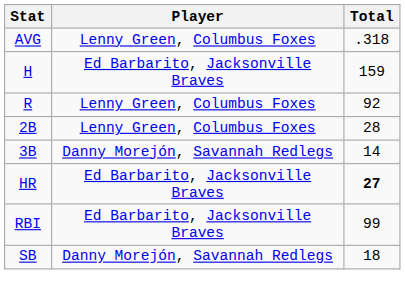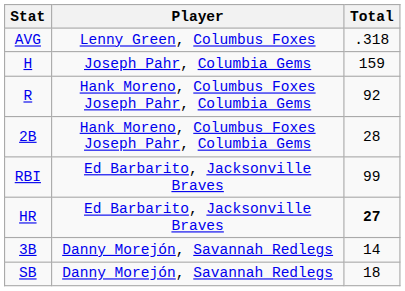(198, 72) Ed Barbarito, Jacksonville Braves -> (198, 64) Joseph Pahr, Columbia Gems
(198, 104) Lenny Green, Columbus Foxes -> (198, 96) Hank Moreno, Columbus Foxes Joseph Pahr, Columbia Gems
(198, 128) Lenny Green, Columbus Foxes -> (198, 137) Hank Moreno, Columbus Foxes Joseph Pahr, Columbia Gems
rows swapped: (28, 152) <-> (28, 225)
